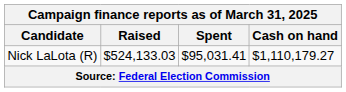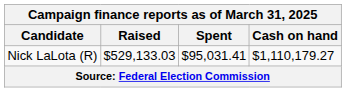(139, 55) $524,133.03 -> (139, 55) $529,133.03
